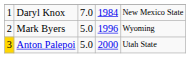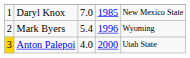(108, 12) 1984 -> (108, 12) 1985
(87, 28) 5.0 -> (87, 28) 5.4
(87, 45) 5.0 -> (87, 45) 4.0
